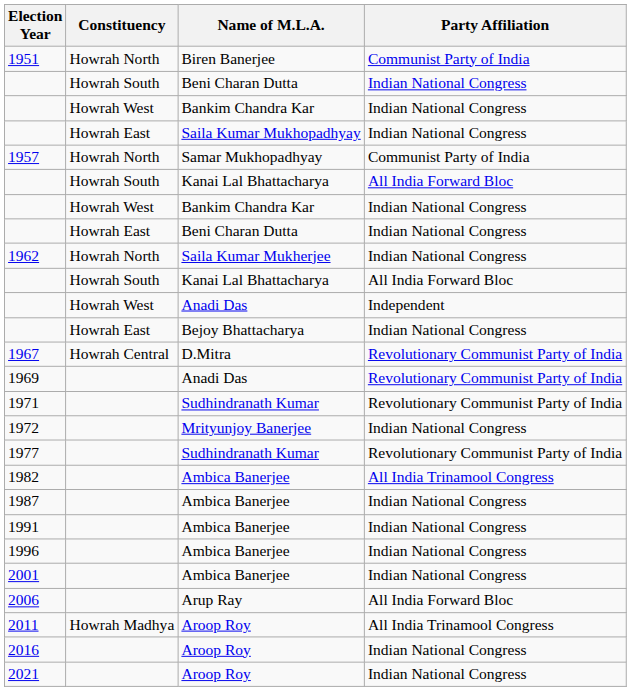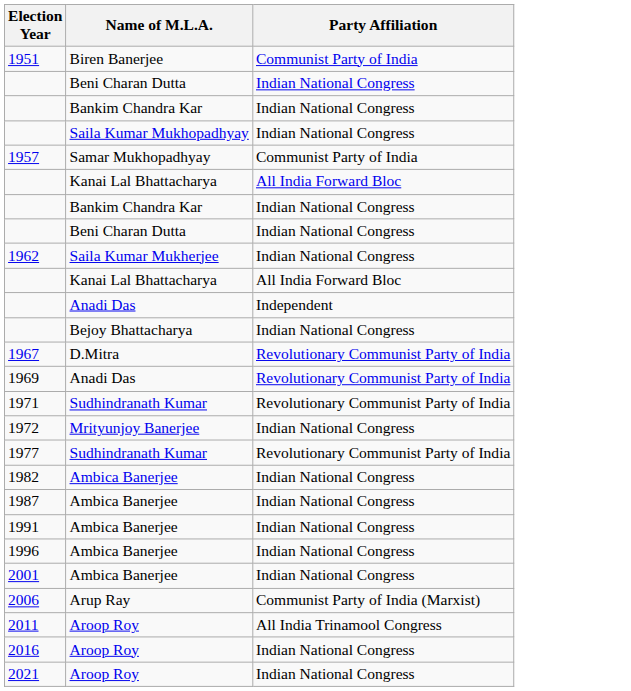- column: (122, 25)
(461, 477) All India Trinamool Congress -> (335, 477) Indian National Congress
(441, 600) All India Forward Bloc -> (368, 600) Communist Party of India (Marxist)
